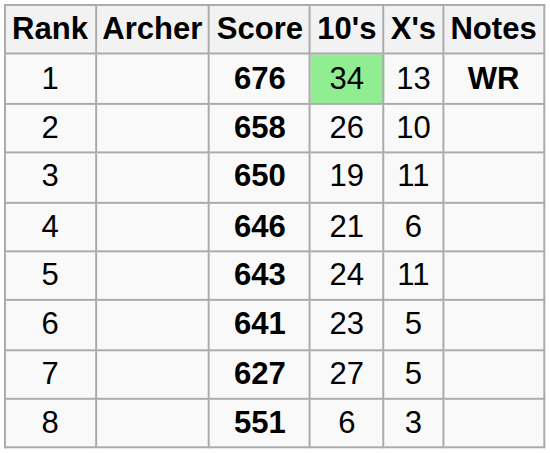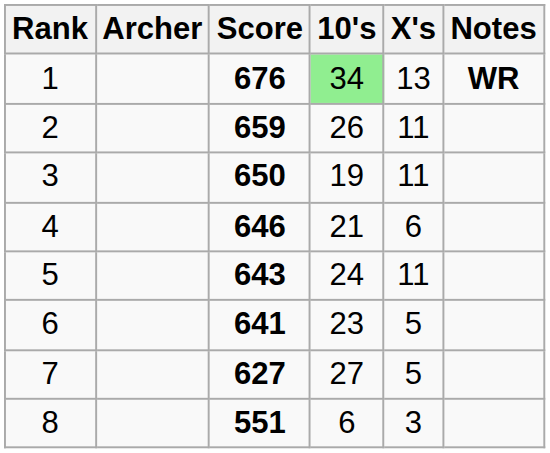(260, 127) 658 -> (260, 127) 659
(413, 127) 10 -> (413, 127) 11
